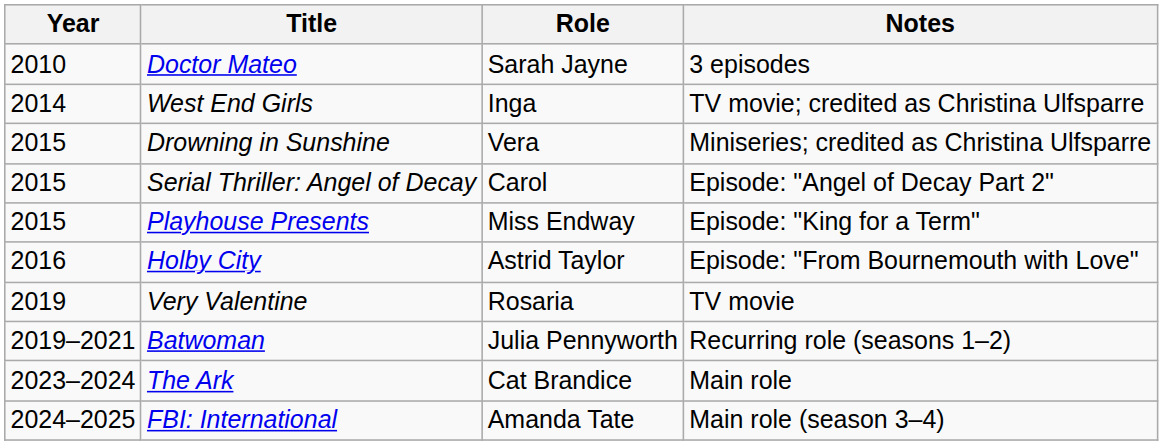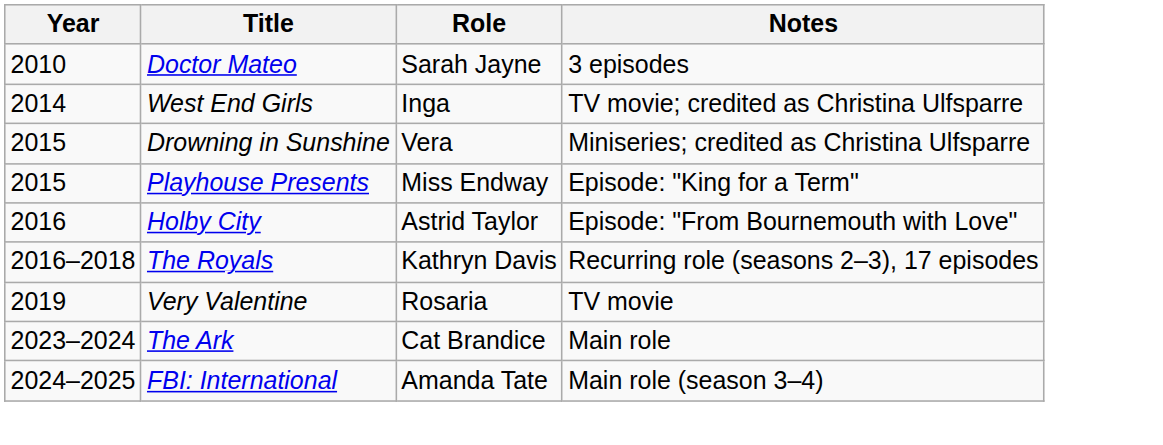- row: (312, 182)
+ row: (210, 261)
- row: (206, 340)
